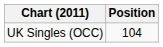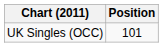(132, 32) 104 -> (132, 32) 101
